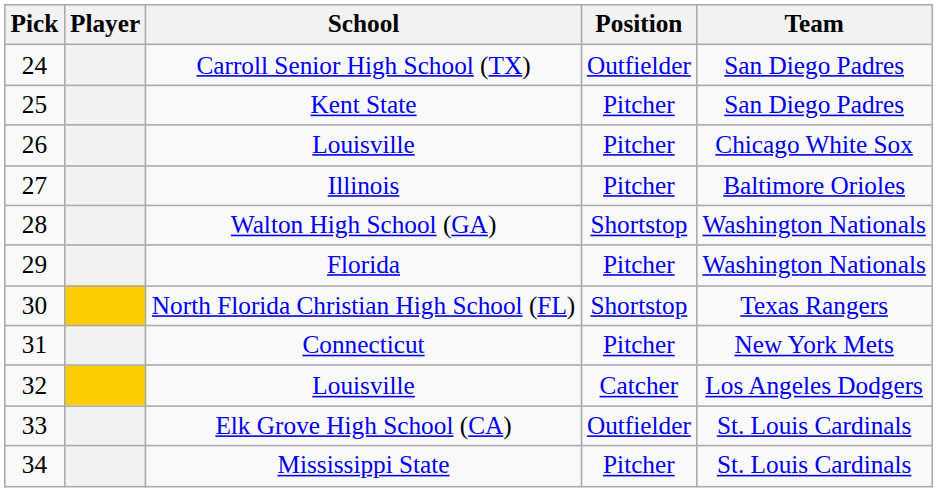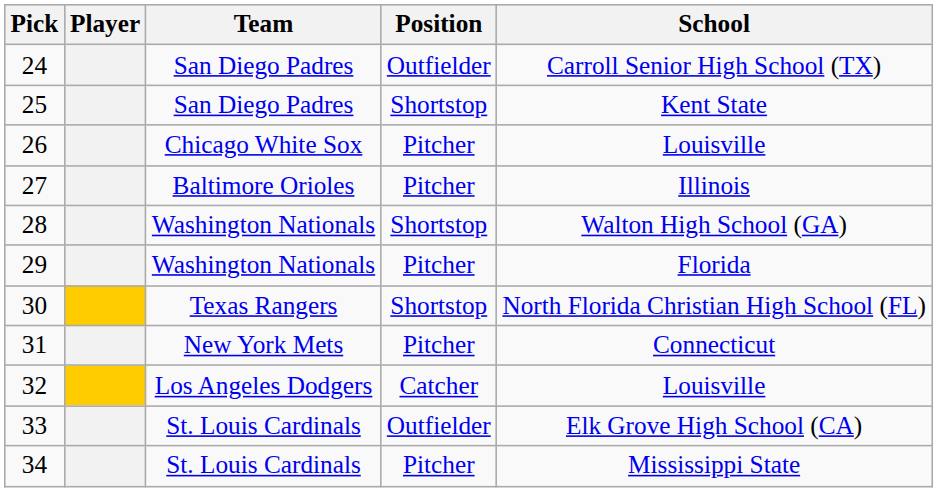columns swapped: (814, 24) <-> (364, 24)
(639, 104) Pitcher -> (439, 104) Shortstop
